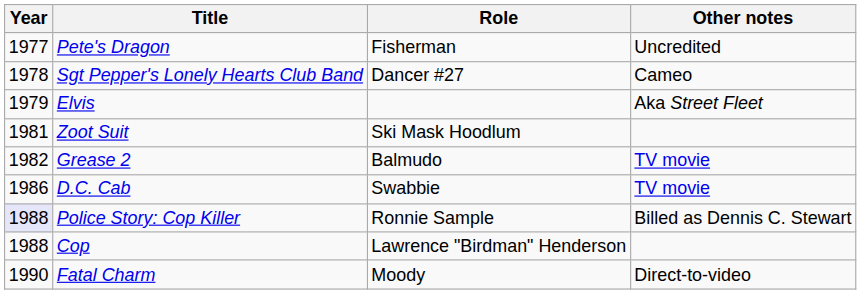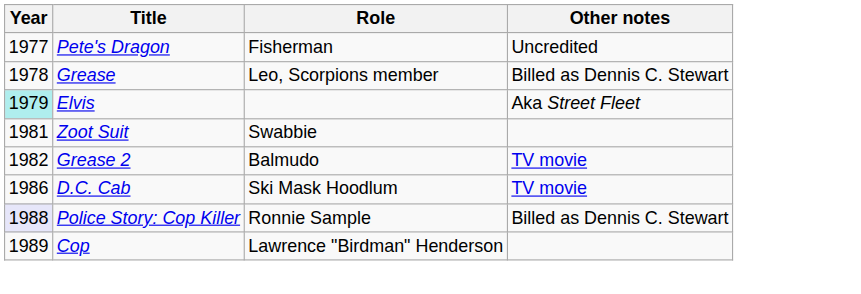+ row: (86, 75)
- row: (210, 75)
(29, 103) no background -> (29, 103) paleturquoise background
(446, 132) Ski Mask Hoodlum -> (283, 132) Swabbie
(406, 189) Swabbie -> (323, 189) Ski Mask Hoodlum
(29, 246) 1988 -> (29, 246) 1989
- row: (106, 274)
